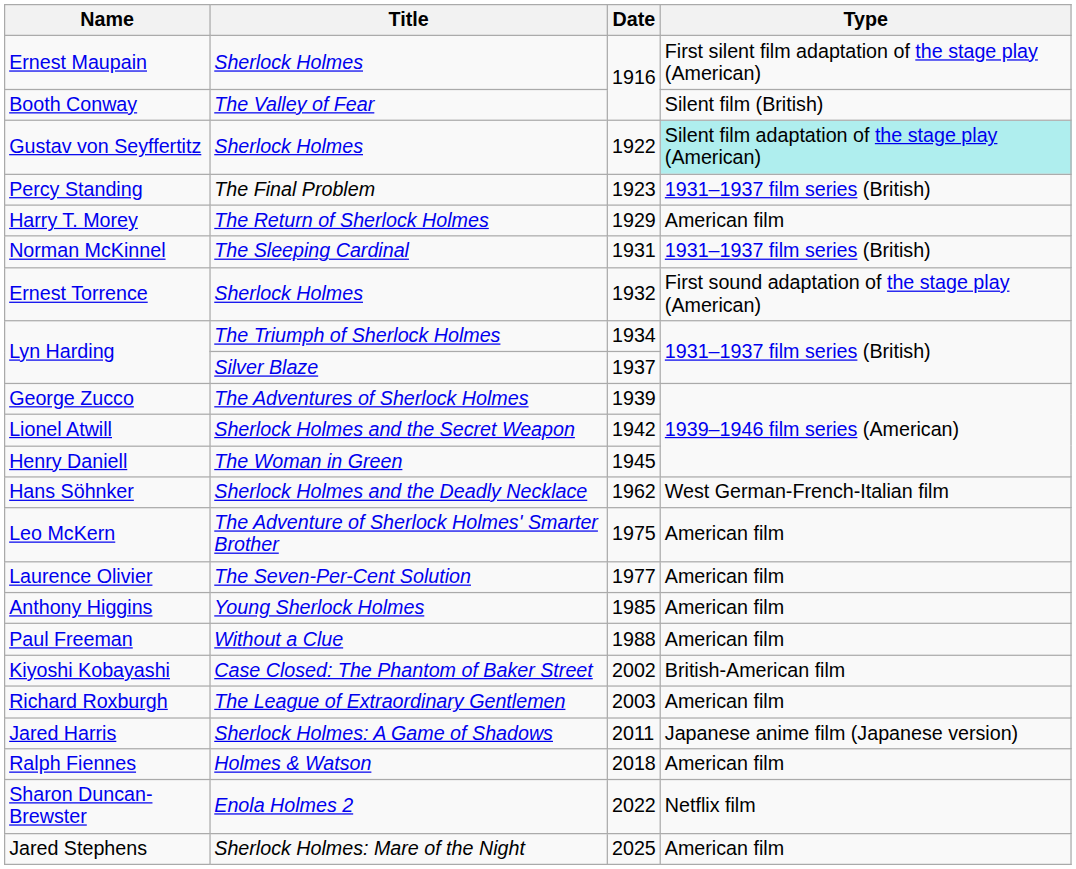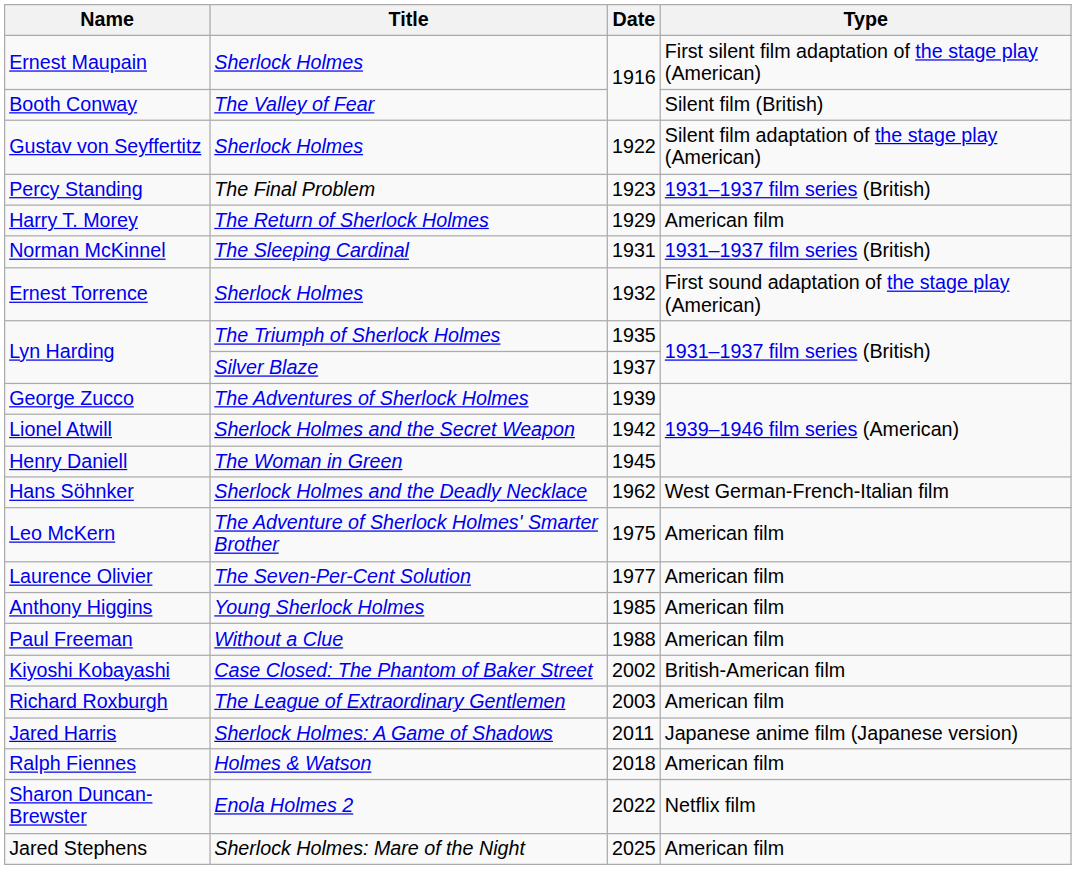(831, 146) paleturquoise background -> (831, 146) no background
(634, 336) 1934 -> (634, 336) 1935
